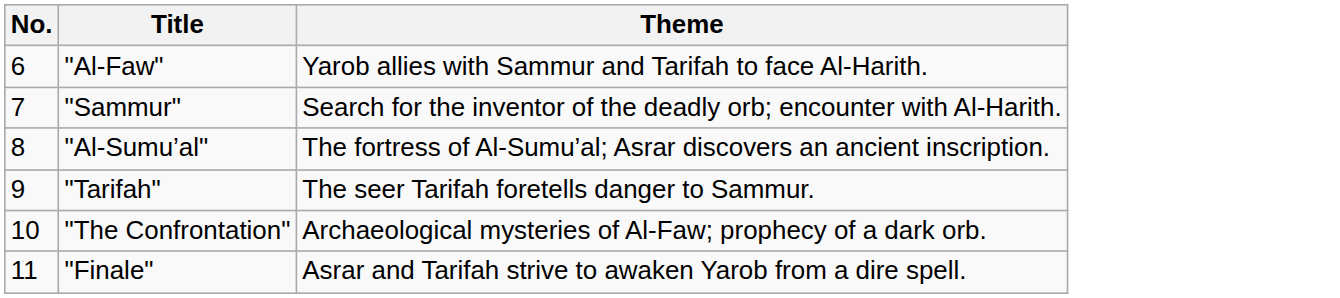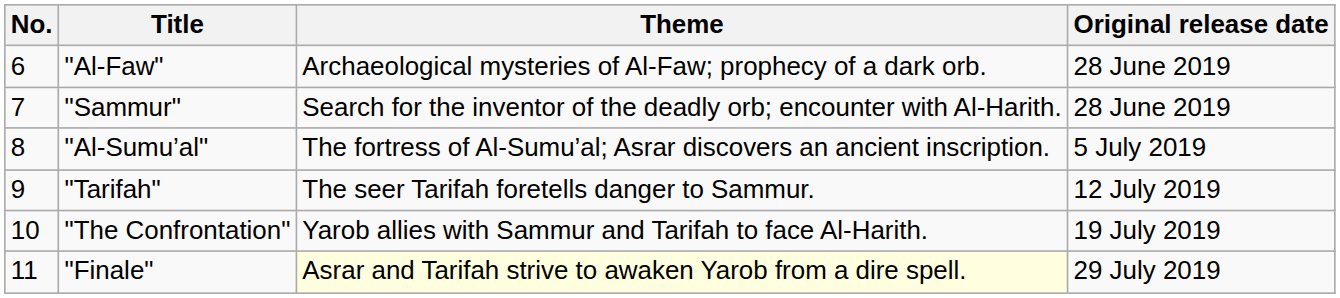+ column: (1201, 25)
(615, 66) Yarob allies with Sammur and Tarifah to face Al‑Harith. -> (644, 66) Archaeological mysteries of Al‑Faw; prophecy of a dark orb.
(644, 230) Archaeological mysteries of Al‑Faw; prophecy of a dark orb. -> (615, 230) Yarob allies with Sammur and Tarifah to face Al‑Harith.
(634, 271) no background -> (634, 271) lightyellow background
